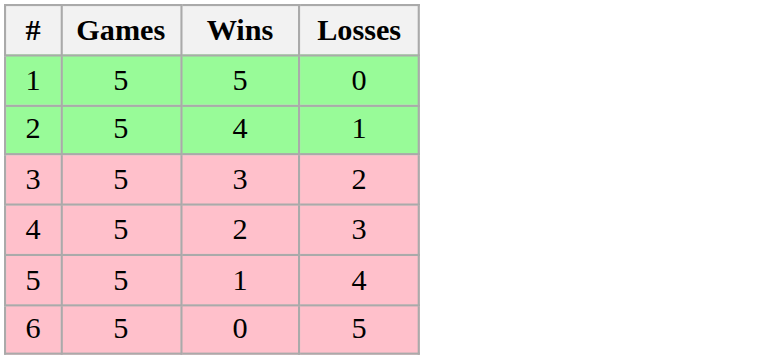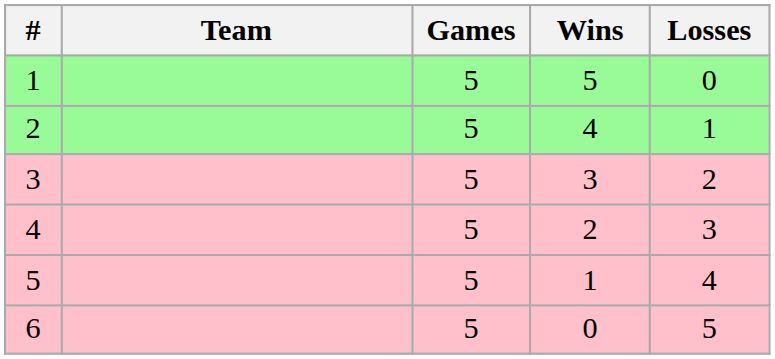+ column: (236, 29)
